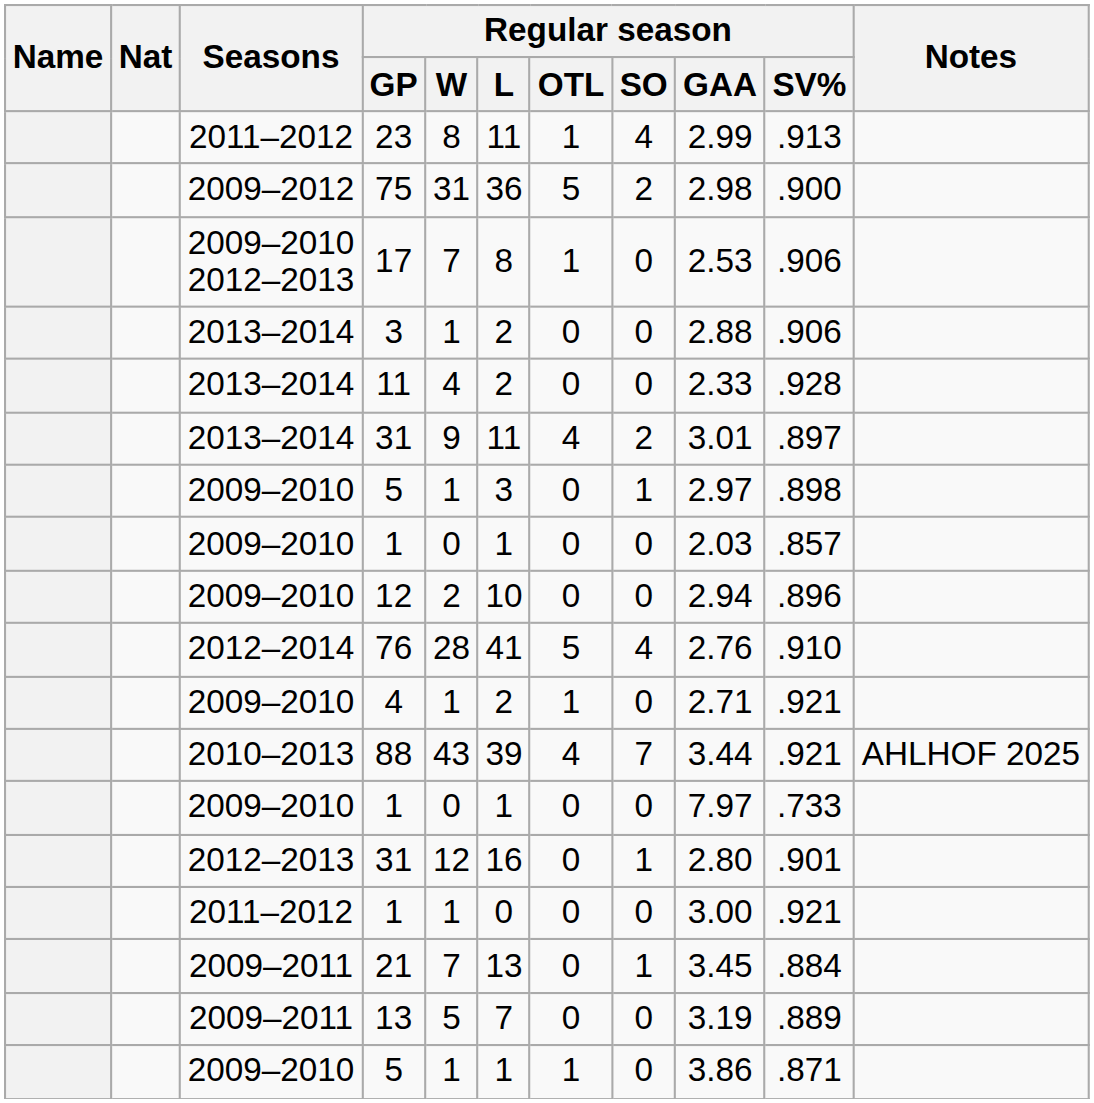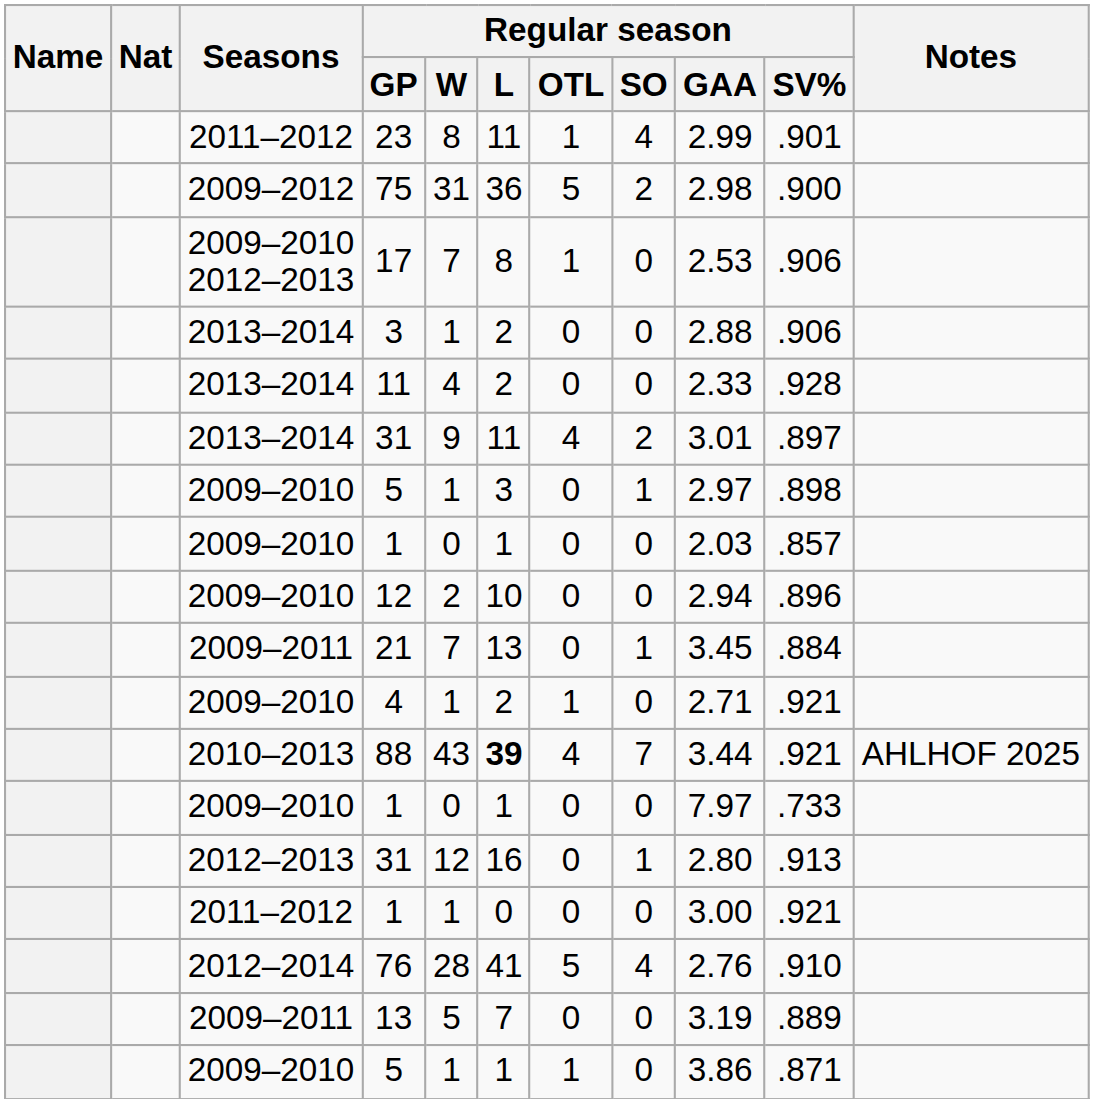(809, 136) .913 -> (809, 136) .901
rows swapped: (271, 648) <-> (271, 965)
(504, 754) normal -> (504, 754) bold
(809, 860) .901 -> (809, 860) .913
